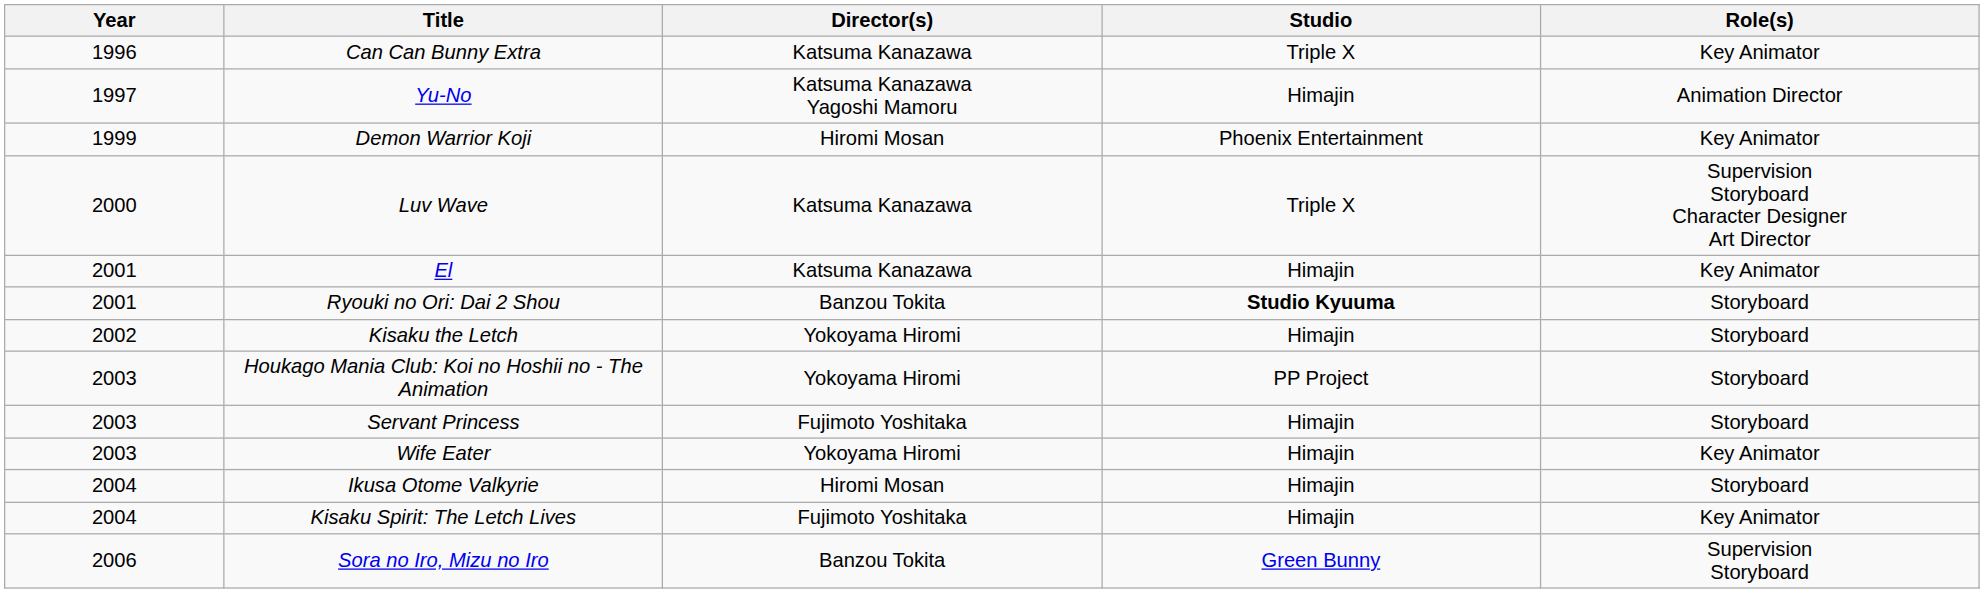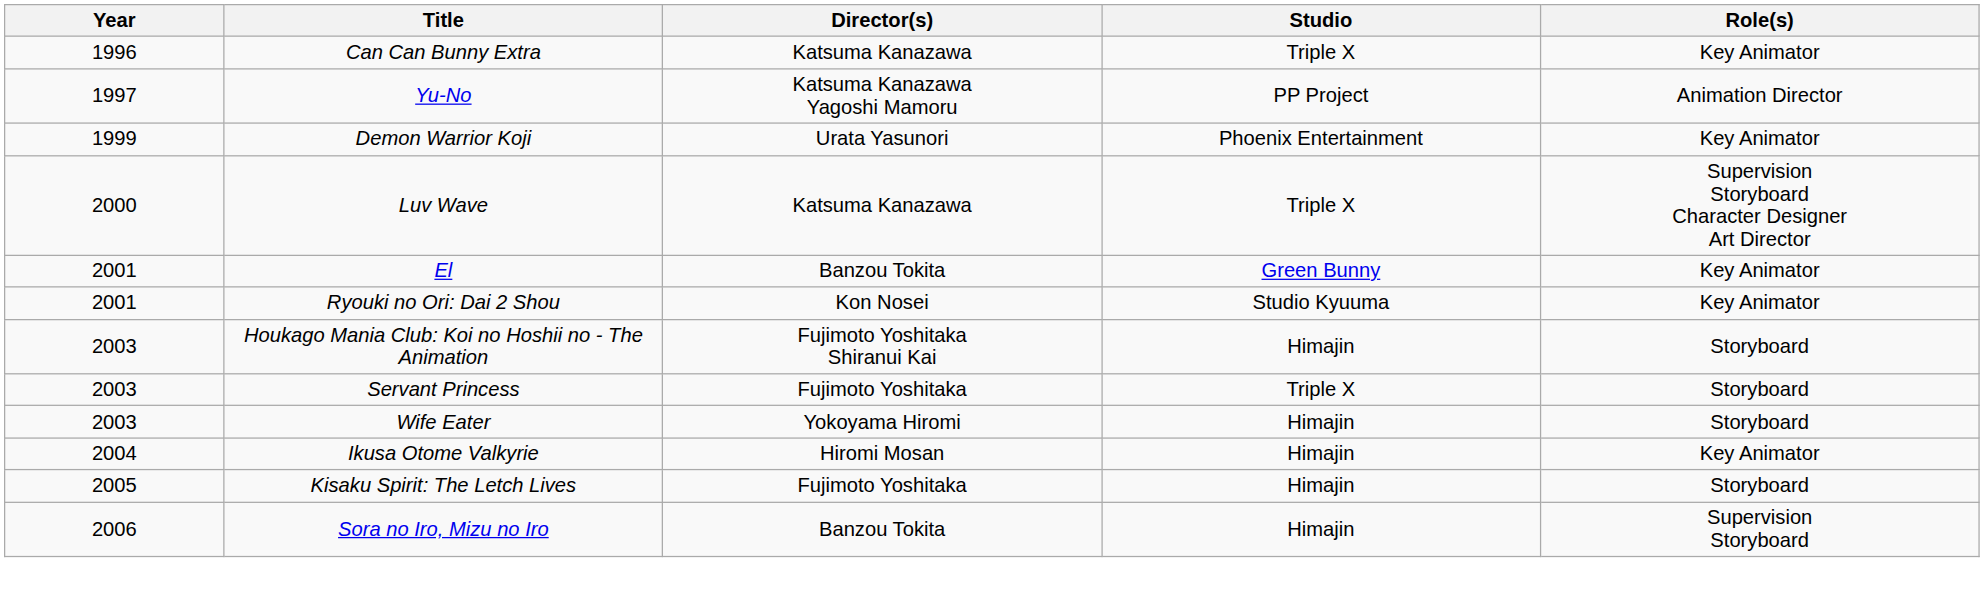(1321, 95) Himajin -> (1321, 95) PP Project
(882, 139) Hiromi Mosan -> (882, 139) Urata Yasunori
(882, 271) Katsuma Kanazawa -> (882, 271) Banzou Tokita
(1321, 271) Himajin -> (1321, 271) Green Bunny
(882, 303) Banzou Tokita -> (882, 303) Kon Nosei
(1321, 303) bold -> (1321, 303) normal
(1760, 303) Storyboard -> (1760, 303) Key Animator
- row: (443, 335)
(882, 378) Yokoyama Hiromi -> (882, 346) Fujimoto Yoshitaka Shiranui Kai
(1321, 378) PP Project -> (1321, 346) Himajin
(1321, 421) Himajin -> (1321, 389) Triple X
(1760, 453) Key Animator -> (1760, 421) Storyboard
(1760, 485) Storyboard -> (1760, 453) Key Animator
(114, 517) 2004 -> (114, 485) 2005
(1760, 517) Key Animator -> (1760, 485) Storyboard
(1321, 560) Green Bunny -> (1321, 528) Himajin
